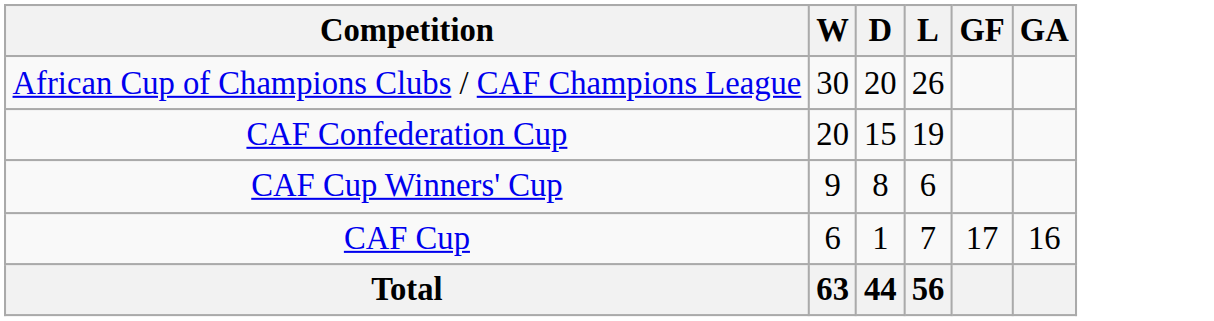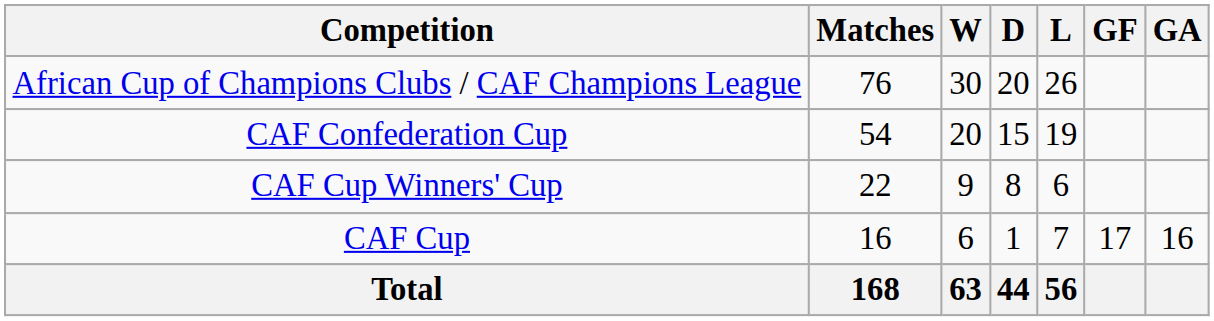+ column: (875, 30)
